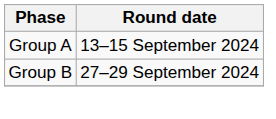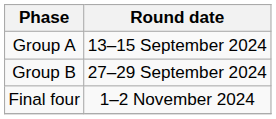+ row: (44, 99)
